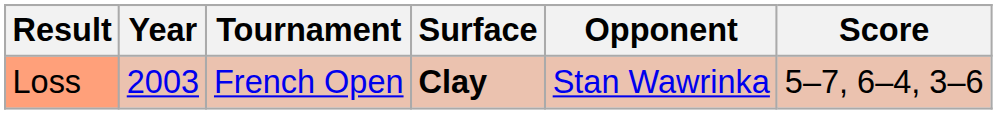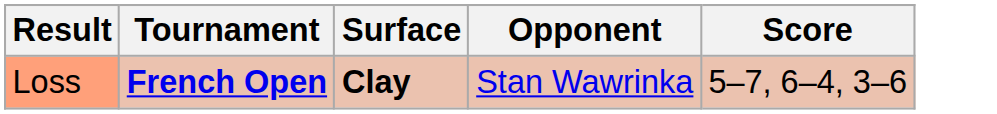- column: (163, 30)
(309, 81) normal -> (227, 81) bold
